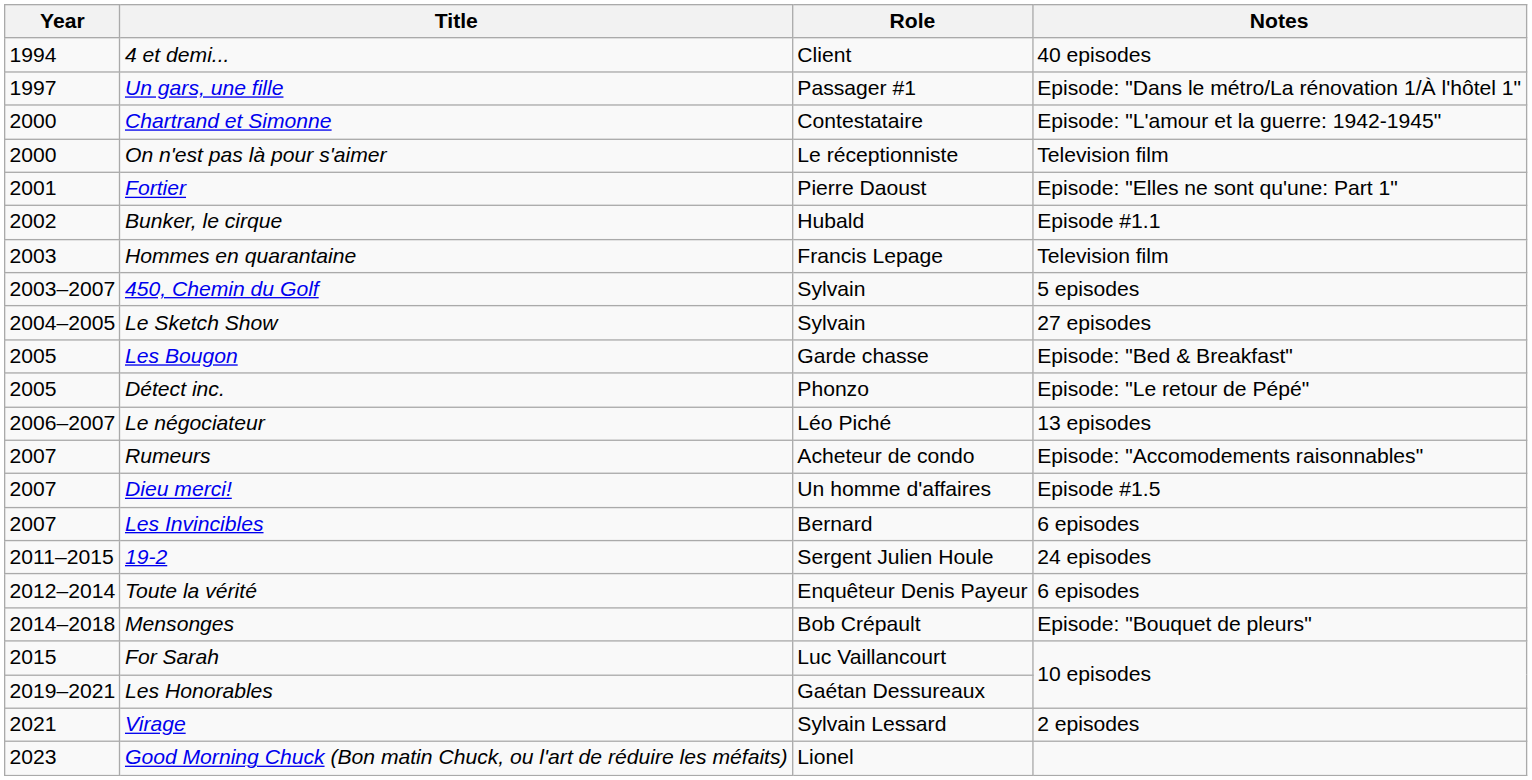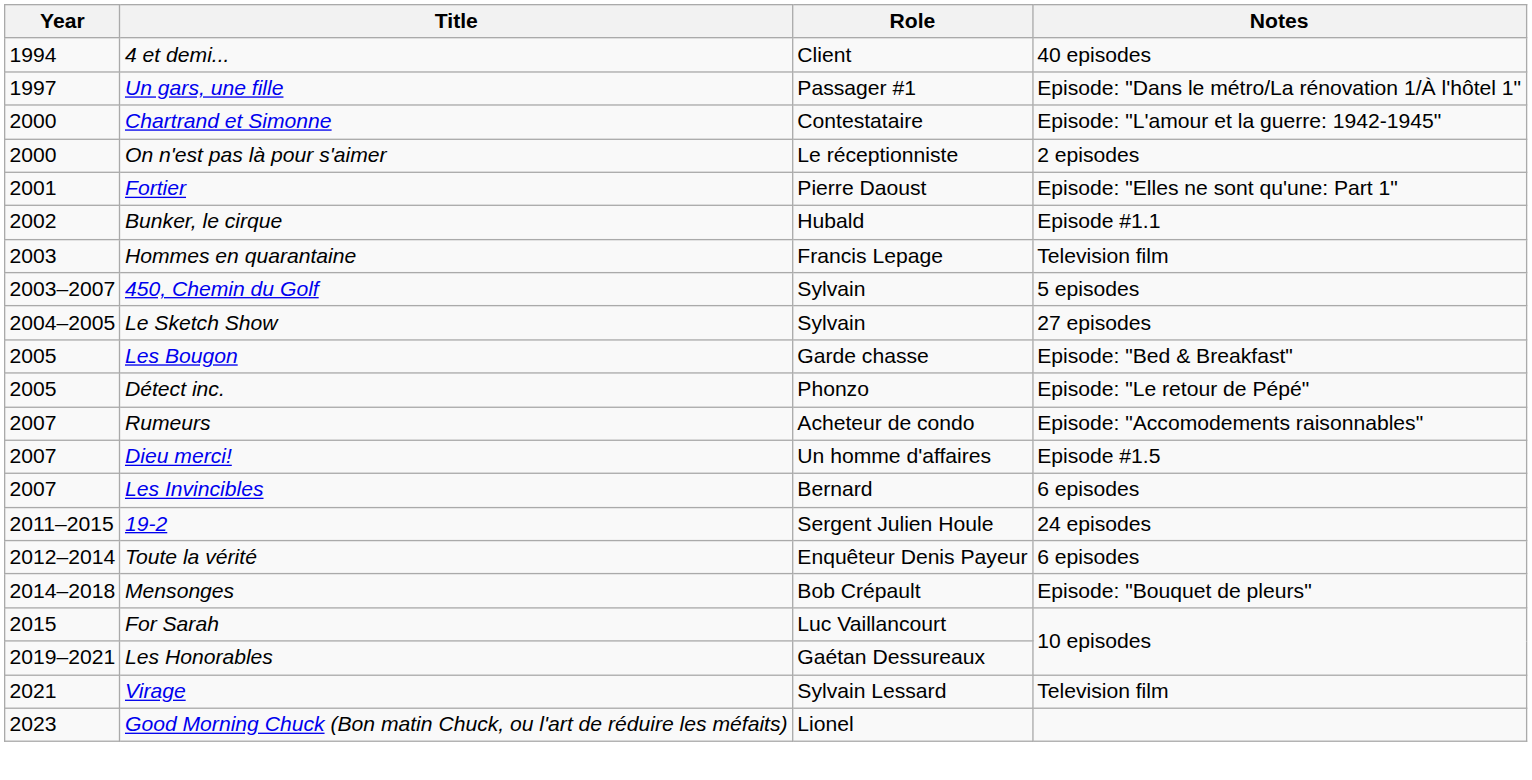(1103, 155) Television film -> (1088, 155) 2 episodes
- row: (195, 423)
(1088, 724) 2 episodes -> (1103, 691) Television film
